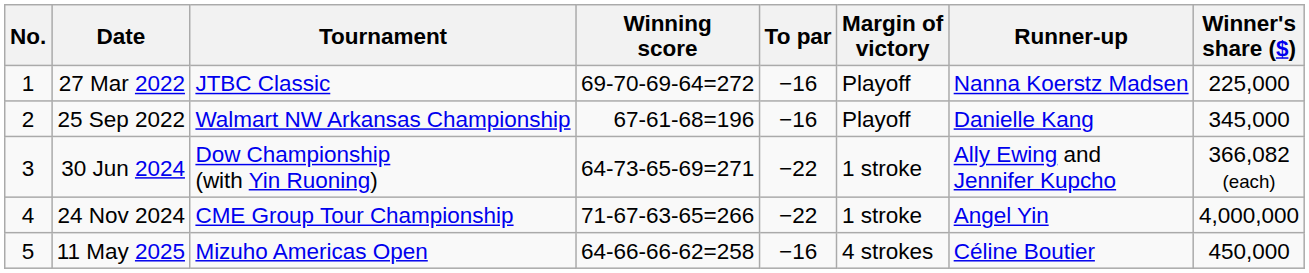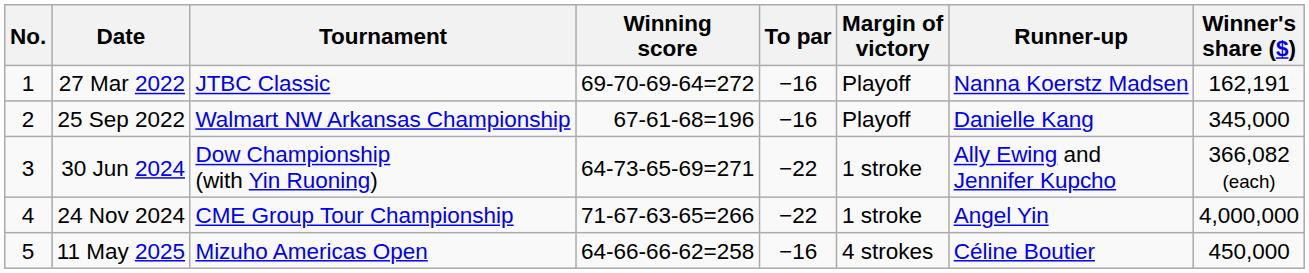(1249, 84) 225,000 -> (1249, 84) 162,191
